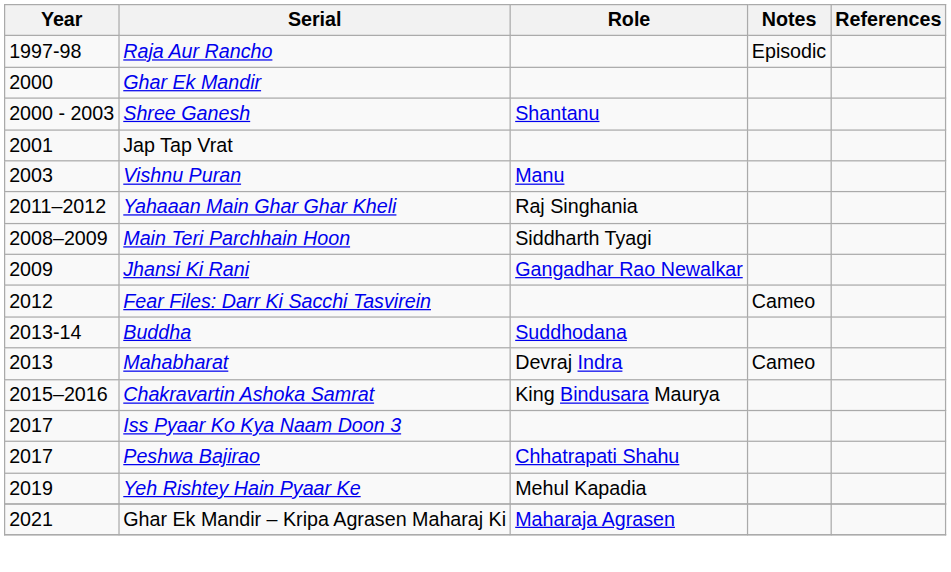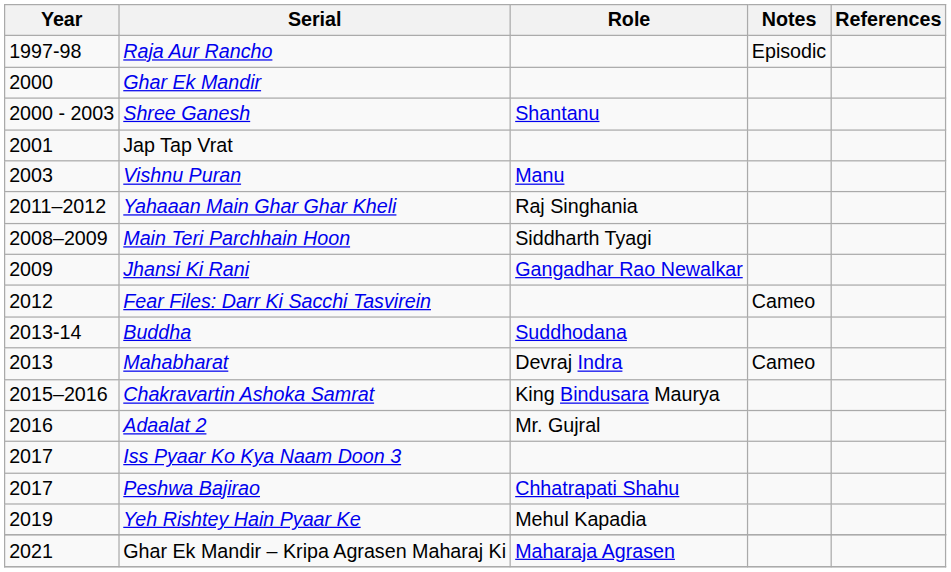+ row: (165, 425)
